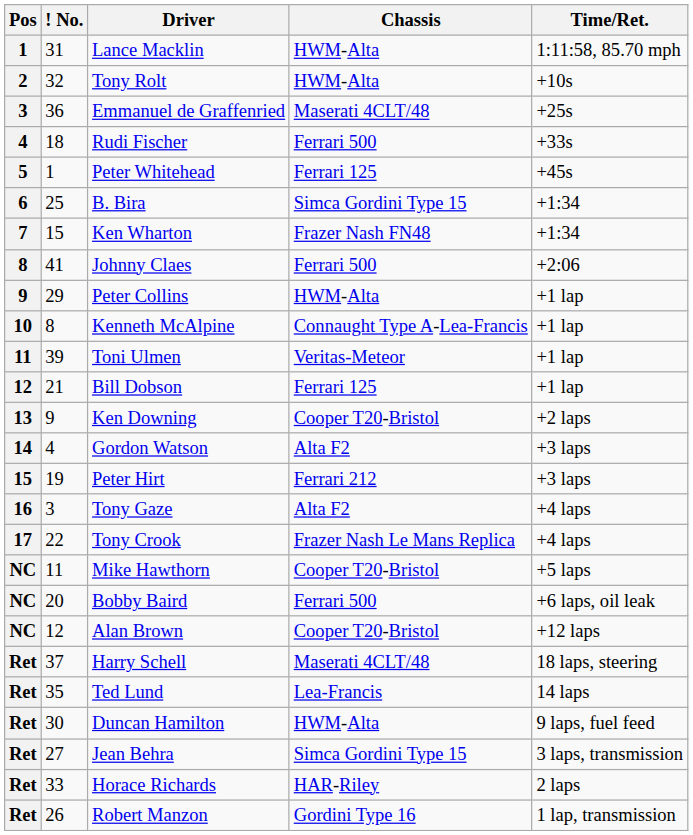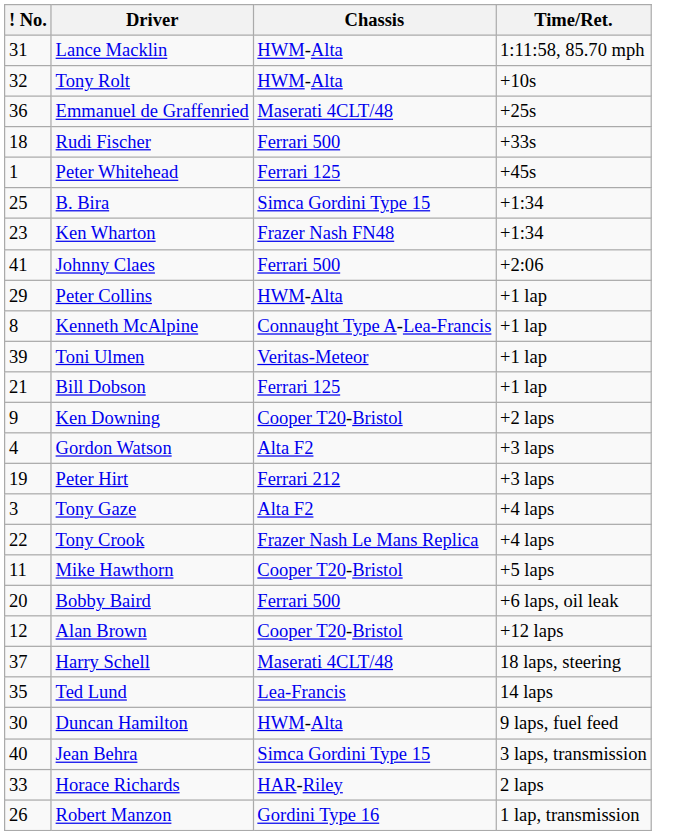- column: (23, 19)
(55, 234) 15 -> (18, 234) 23
(55, 753) 27 -> (18, 753) 40
